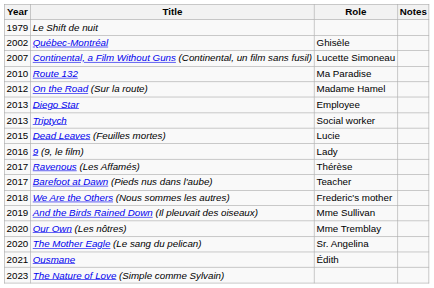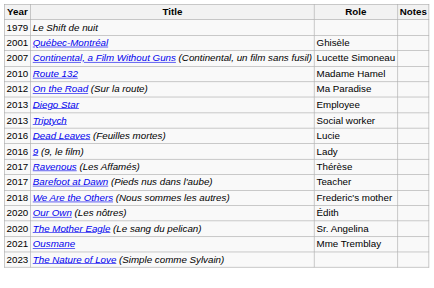(17, 43) 2002 -> (17, 43) 2001
(344, 74) Ma Paradise -> (351, 74) Madame Hamel
(351, 89) Madame Hamel -> (344, 89) Ma Paradise
(17, 136) 2015 -> (17, 136) 2016
- row: (145, 213)
(349, 228) Mme Tremblay -> (328, 213) Édith
(328, 259) Édith -> (349, 244) Mme Tremblay
